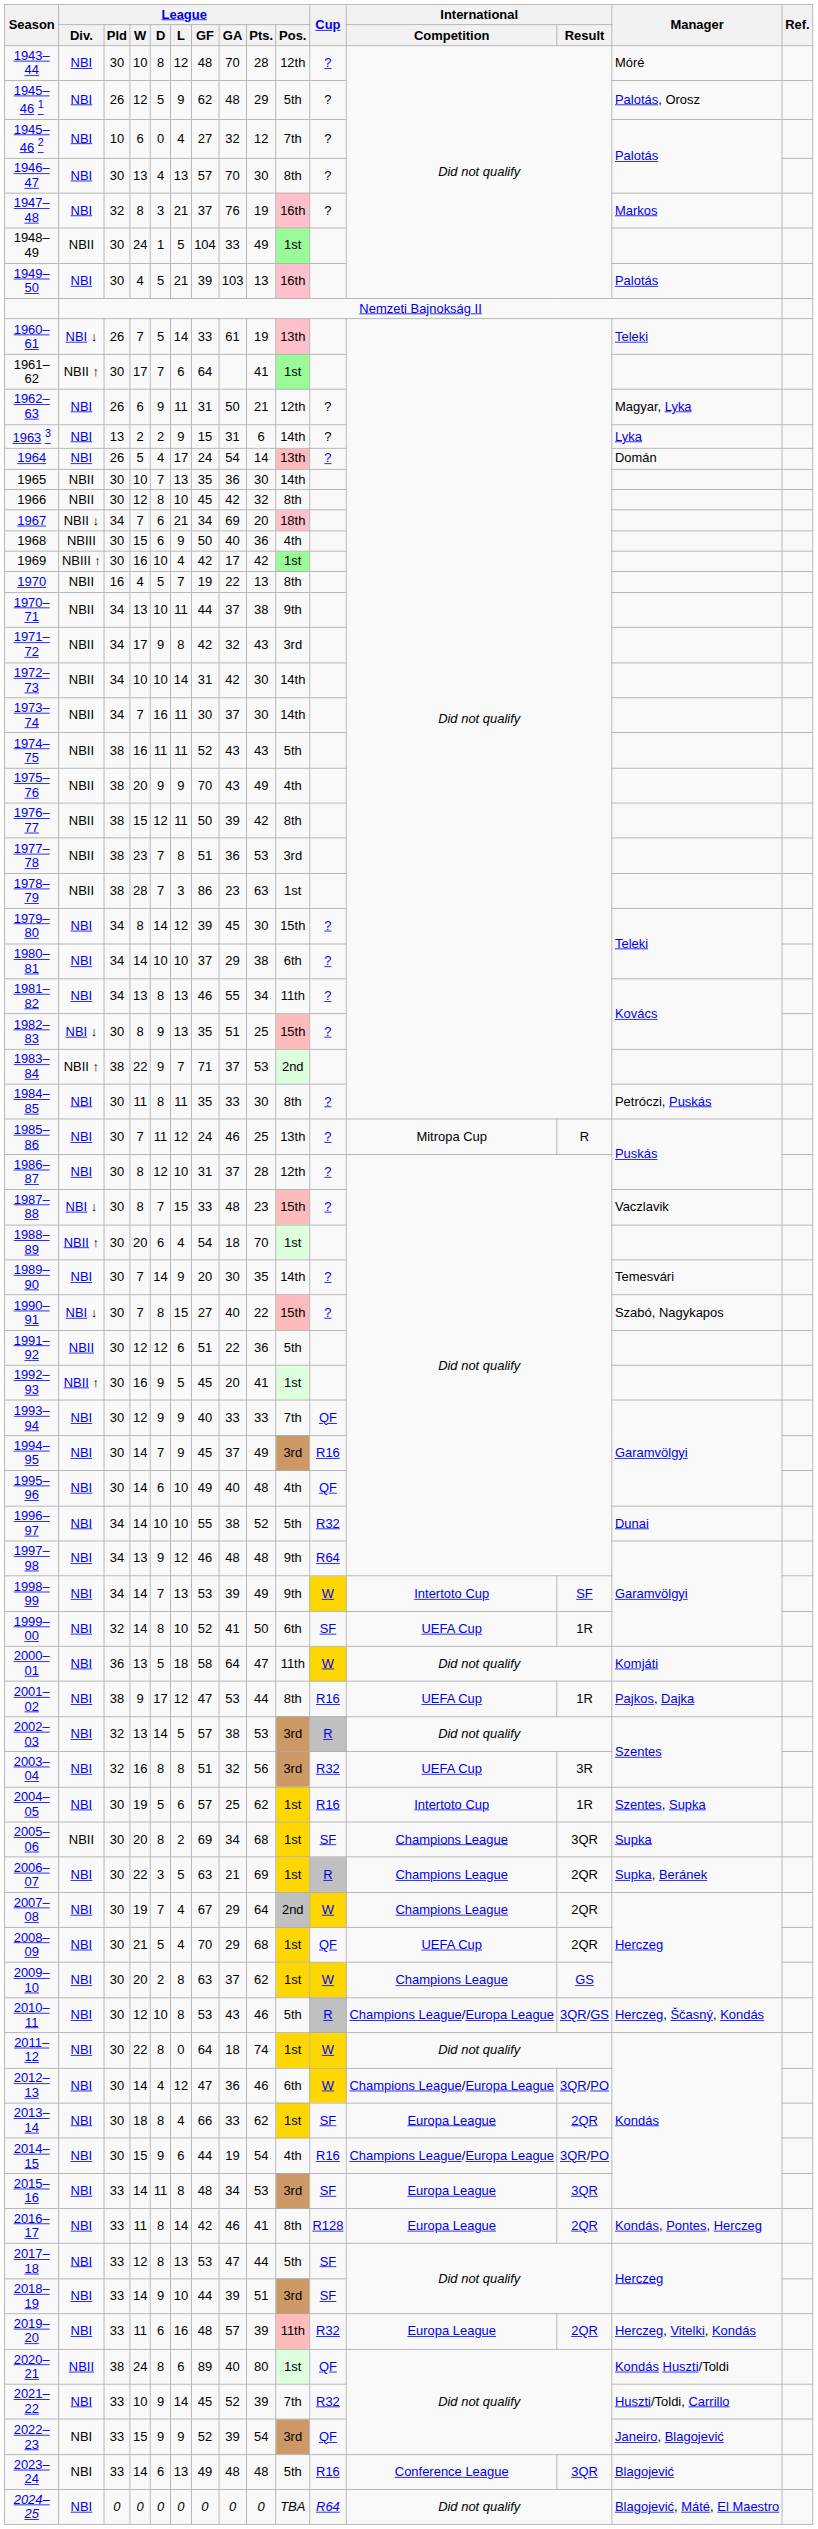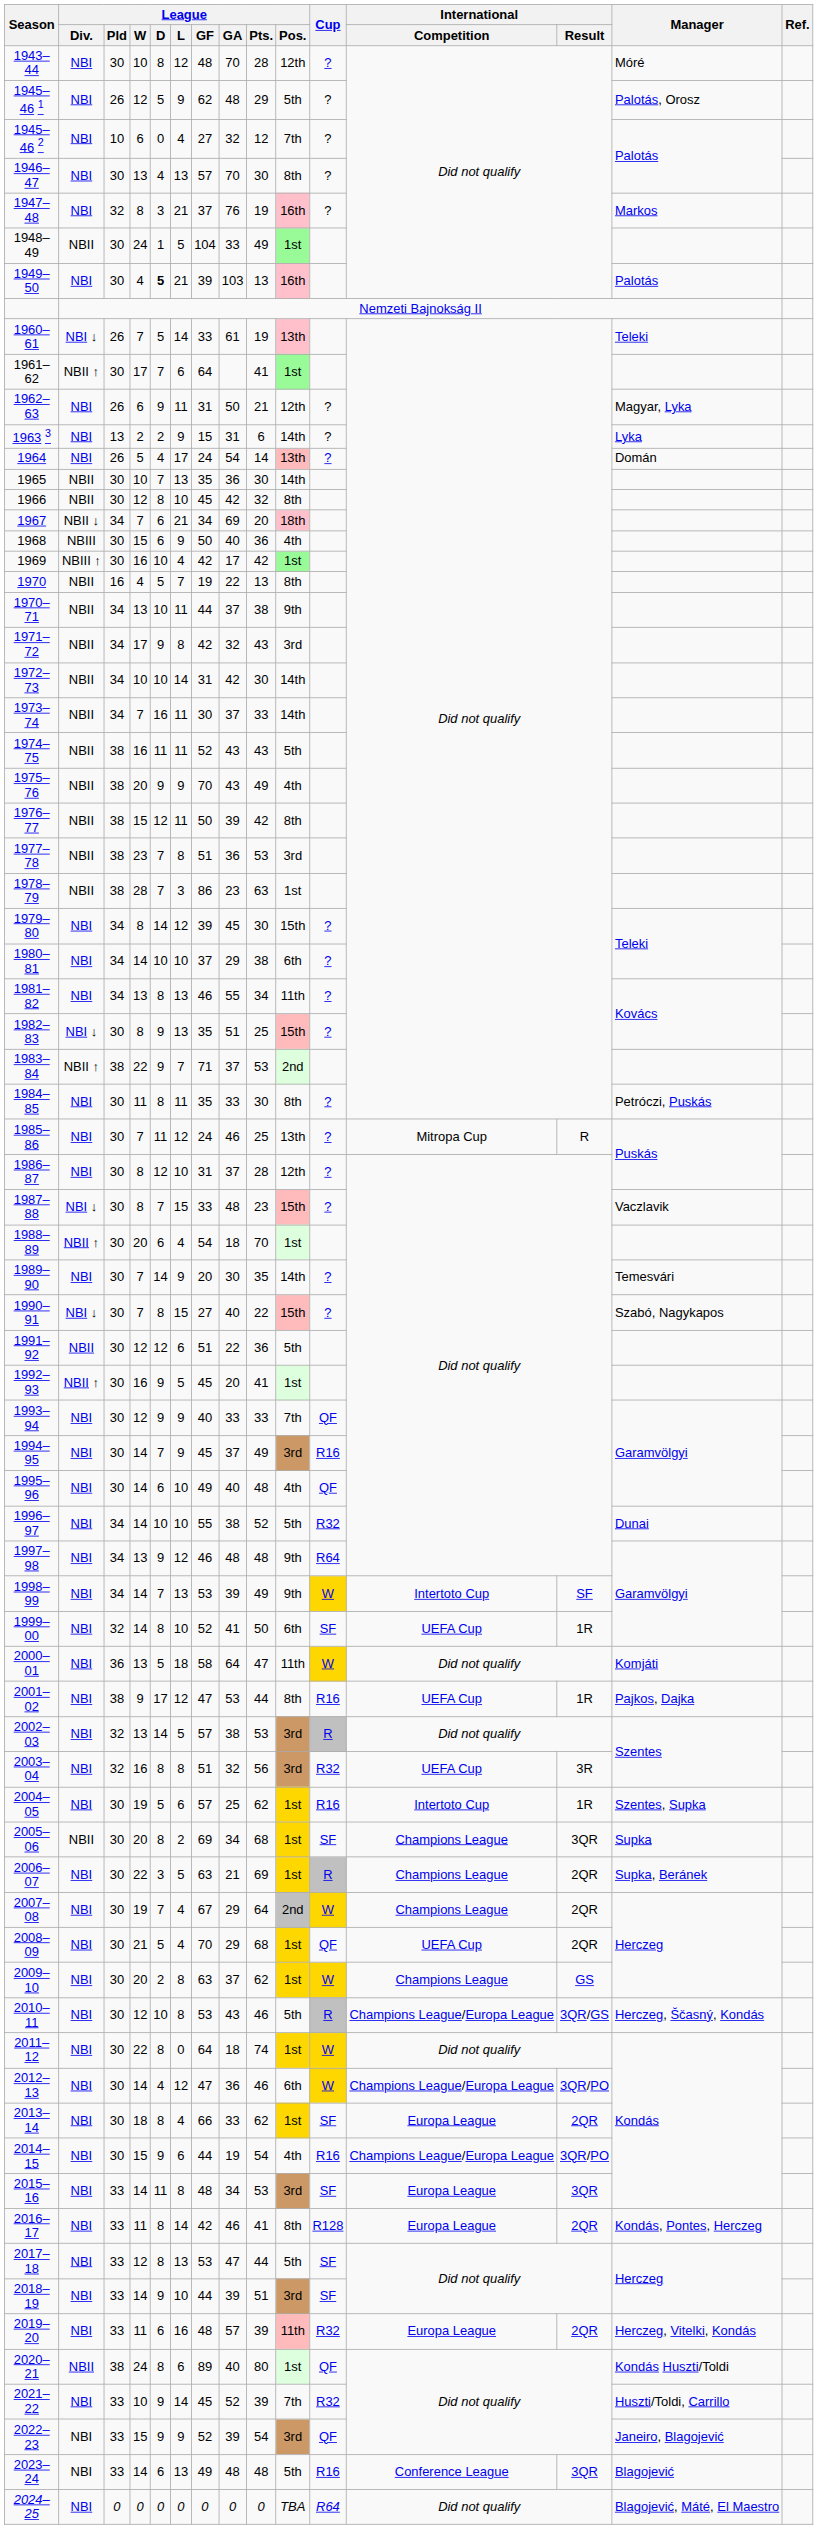(161, 280) normal -> (161, 280) bold
(261, 715) 30 -> (261, 715) 33
